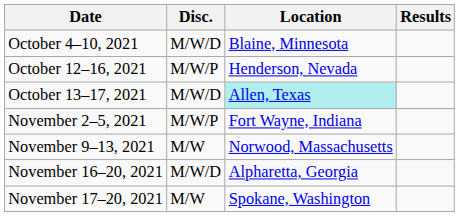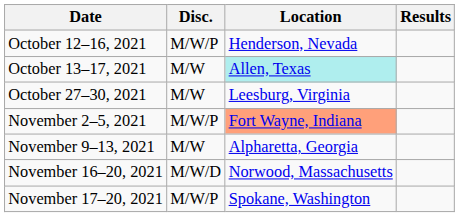- row: (73, 43)
(196, 95) M/W/D -> (188, 69) M/W
+ row: (77, 95)
(295, 120) no background -> (295, 120) lightsalmon background
(311, 146) Norwood, Massachusetts -> (293, 146) Alpharetta, Georgia
(293, 172) Alpharetta, Georgia -> (311, 172) Norwood, Massachusetts
(188, 198) M/W -> (194, 198) M/W/P
